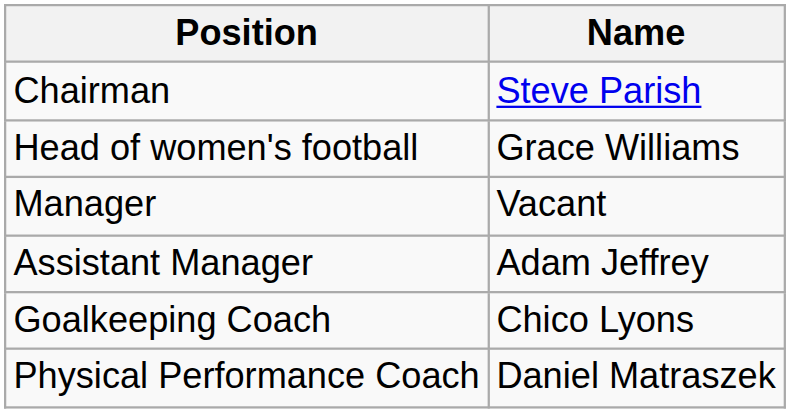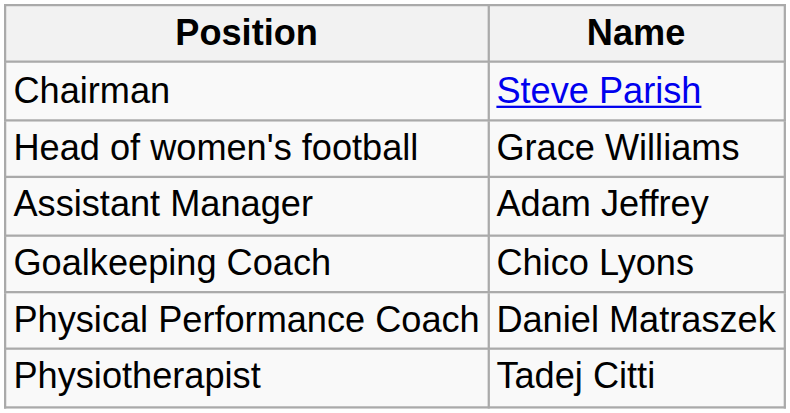- row: (85, 205)
+ row: (137, 377)
